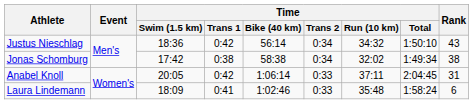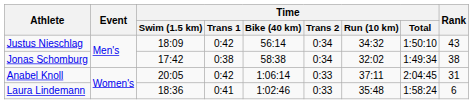(171, 44) 18:36 -> (171, 44) 18:09
(171, 91) 18:09 -> (171, 91) 18:36
